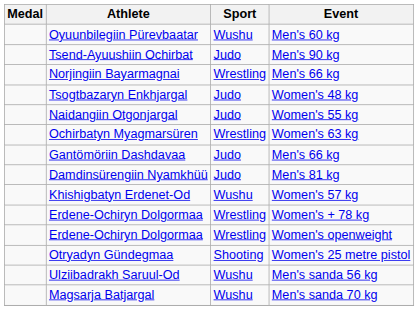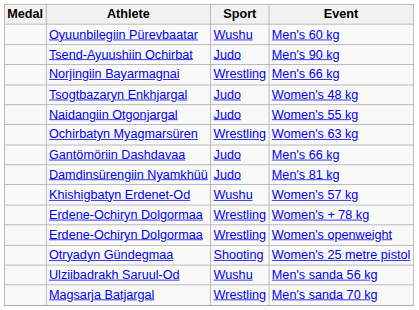(233, 295) Wushu -> (240, 295) Wrestling
